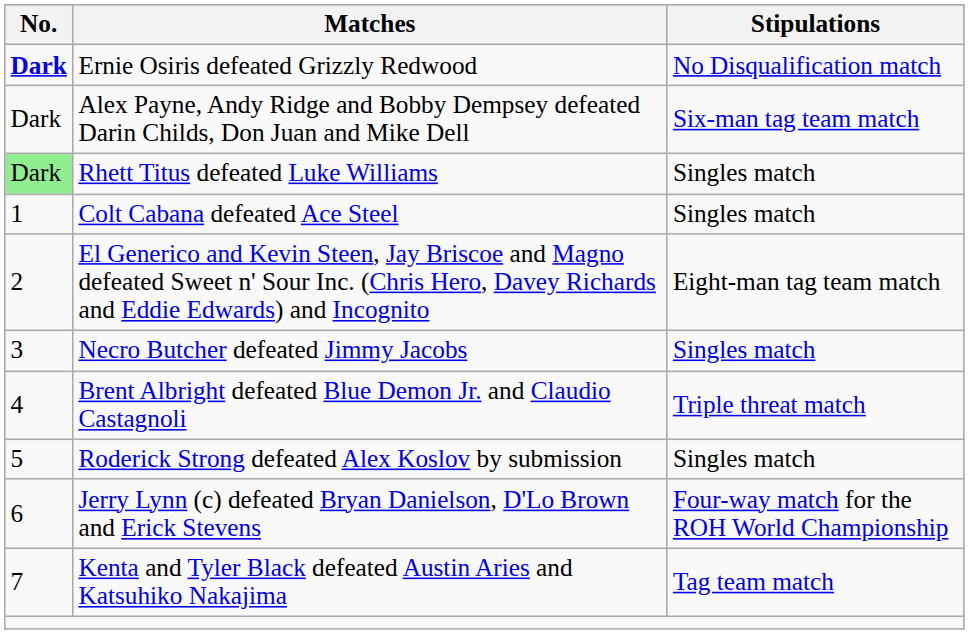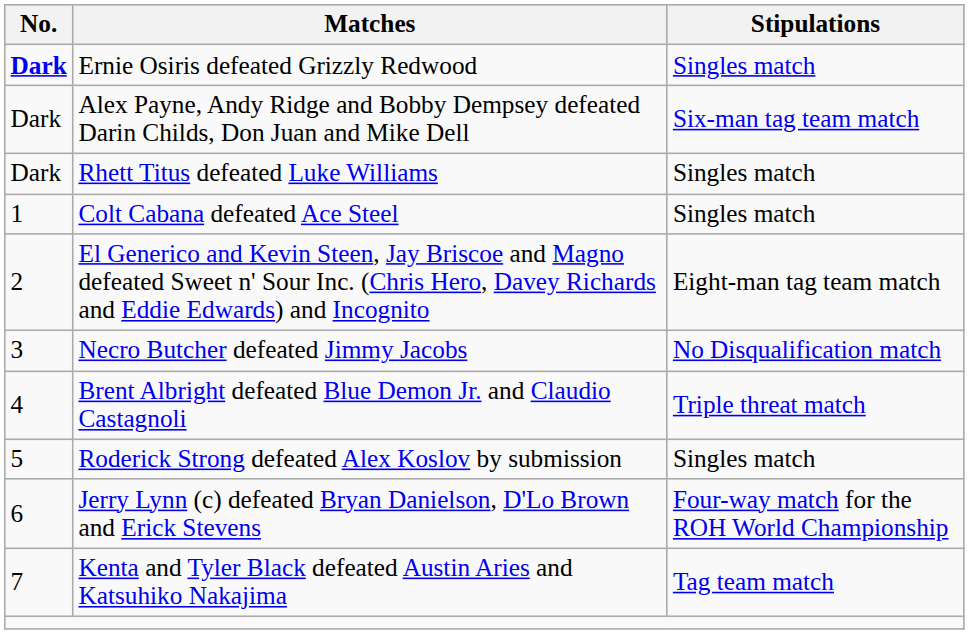(807, 64) No Disqualification match -> (744, 64) Singles match
(36, 173) lightgreen background -> (36, 173) no background
(744, 350) Singles match -> (807, 350) No Disqualification match
